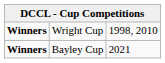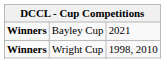rows swapped: (78, 48) <-> (78, 31)
